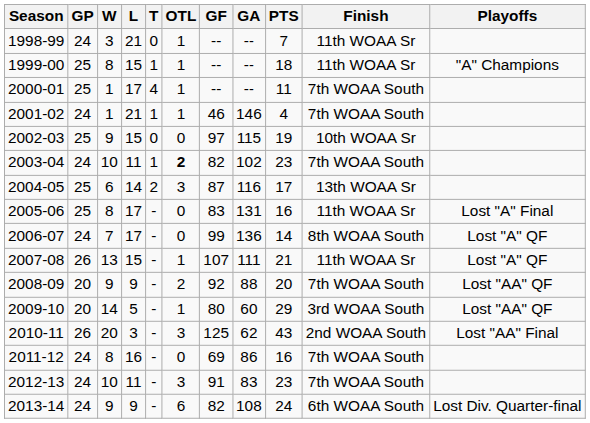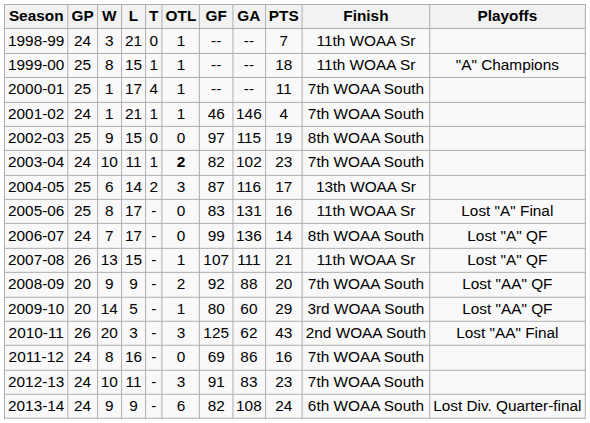(366, 138) 10th WOAA Sr -> (366, 138) 8th WOAA South
